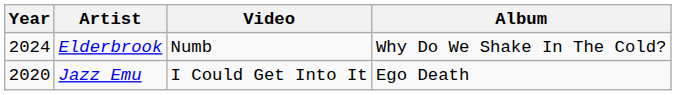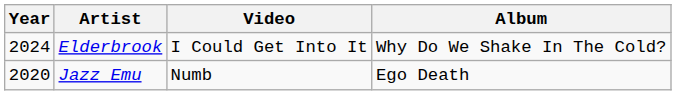(191, 47) Numb -> (269, 47) I Could Get Into It
(269, 75) I Could Get Into It -> (191, 75) Numb
